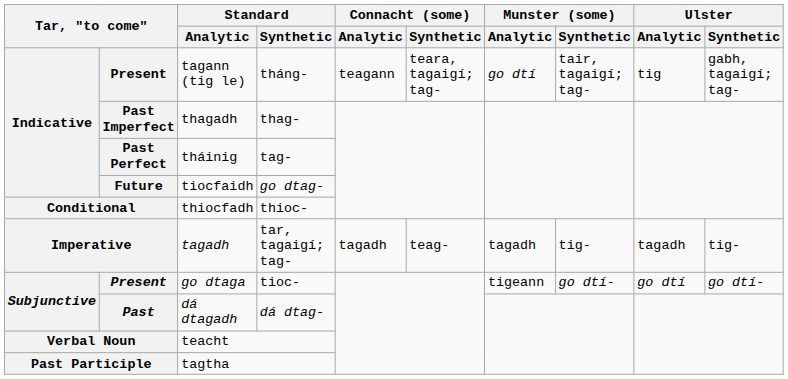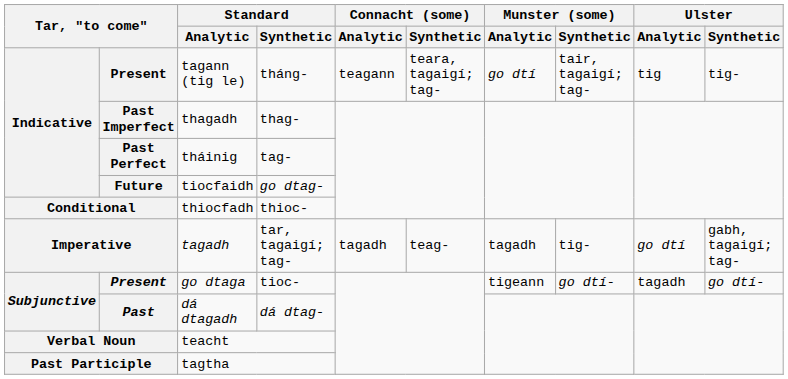(740, 75) gabh, tagaigí; tag- -> (724, 75) tig-
(661, 245) tagadh -> (661, 245) go dtí
(724, 245) tig- -> (740, 245) gabh, tagaigí; tag-
(661, 283) go dtí -> (661, 283) tagadh
